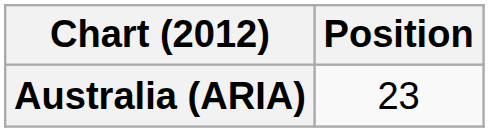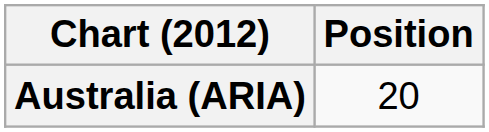(399, 95) 23 -> (399, 95) 20
